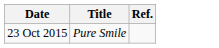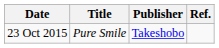+ column: (158, 14)
